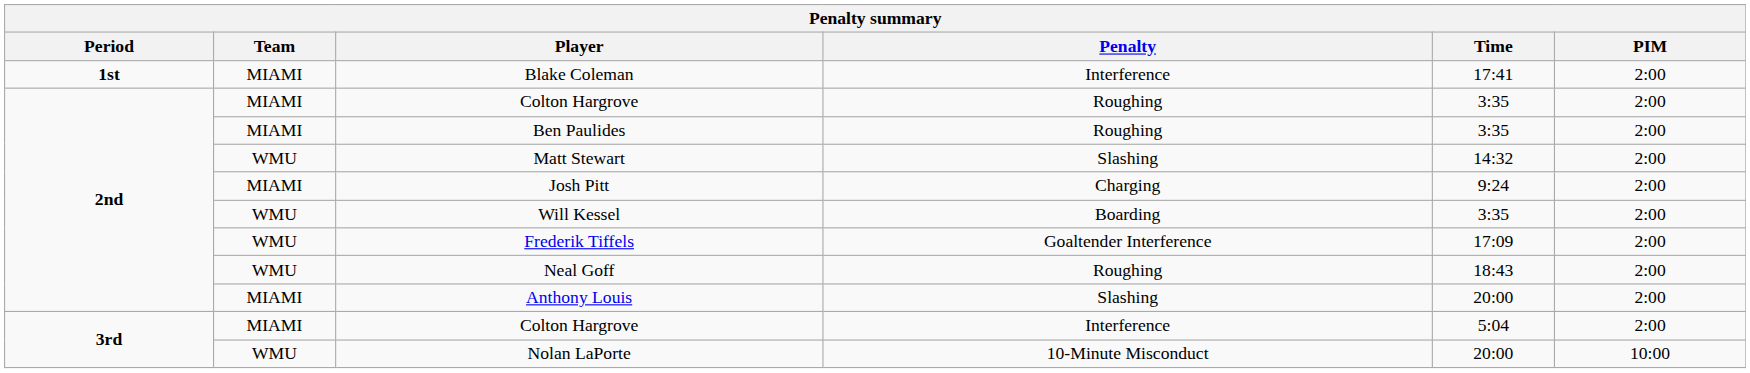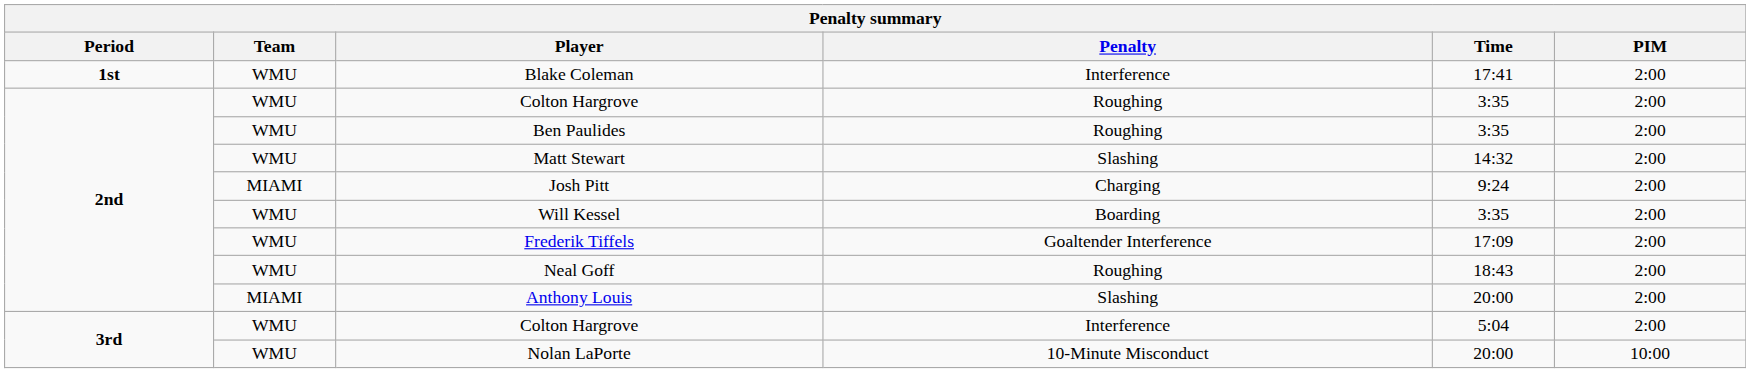(274, 74) MIAMI -> (274, 74) WMU
(274, 102) MIAMI -> (274, 102) WMU
(274, 130) MIAMI -> (274, 130) WMU
(274, 325) MIAMI -> (274, 325) WMU
